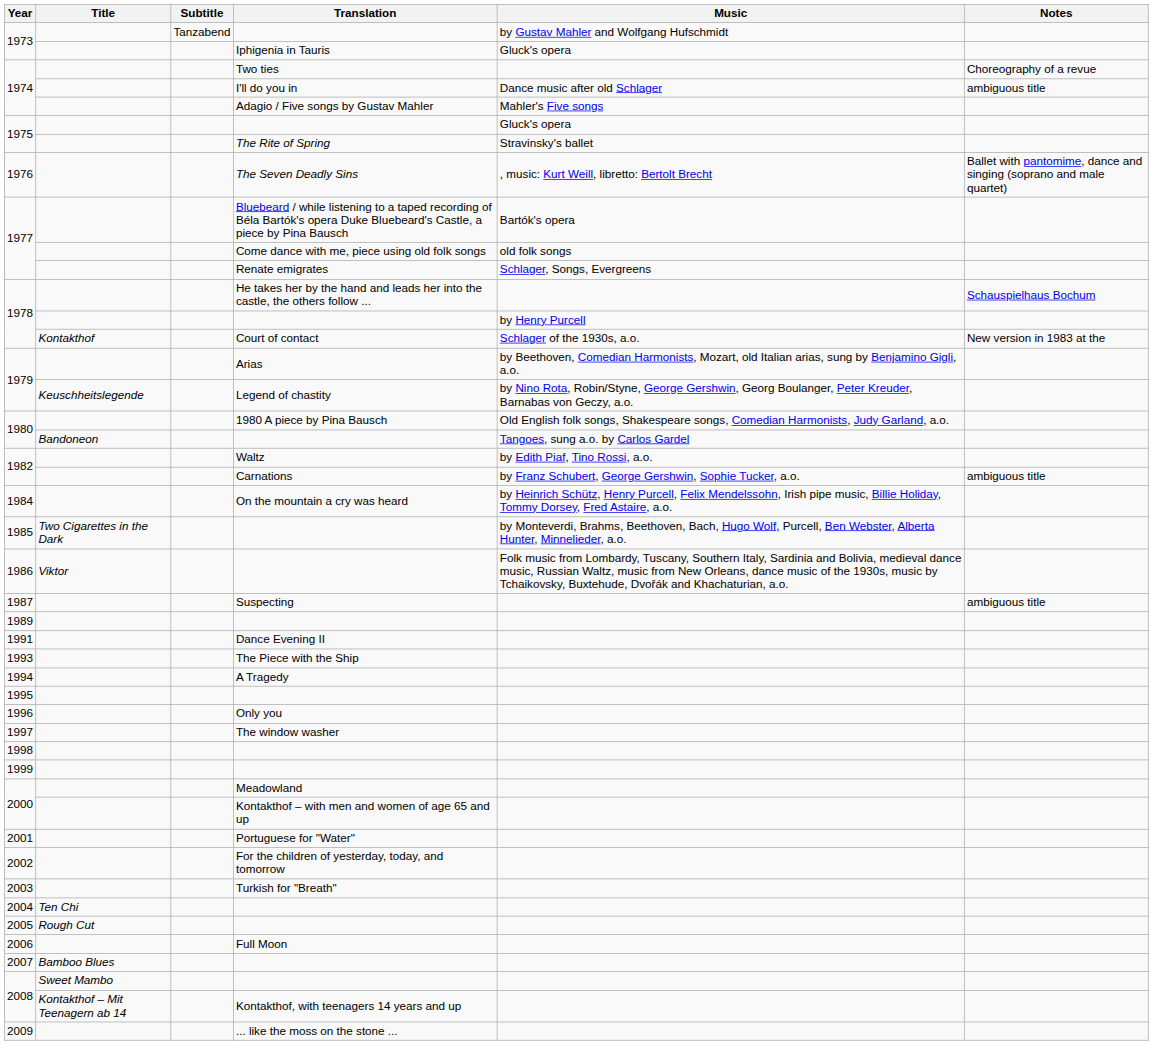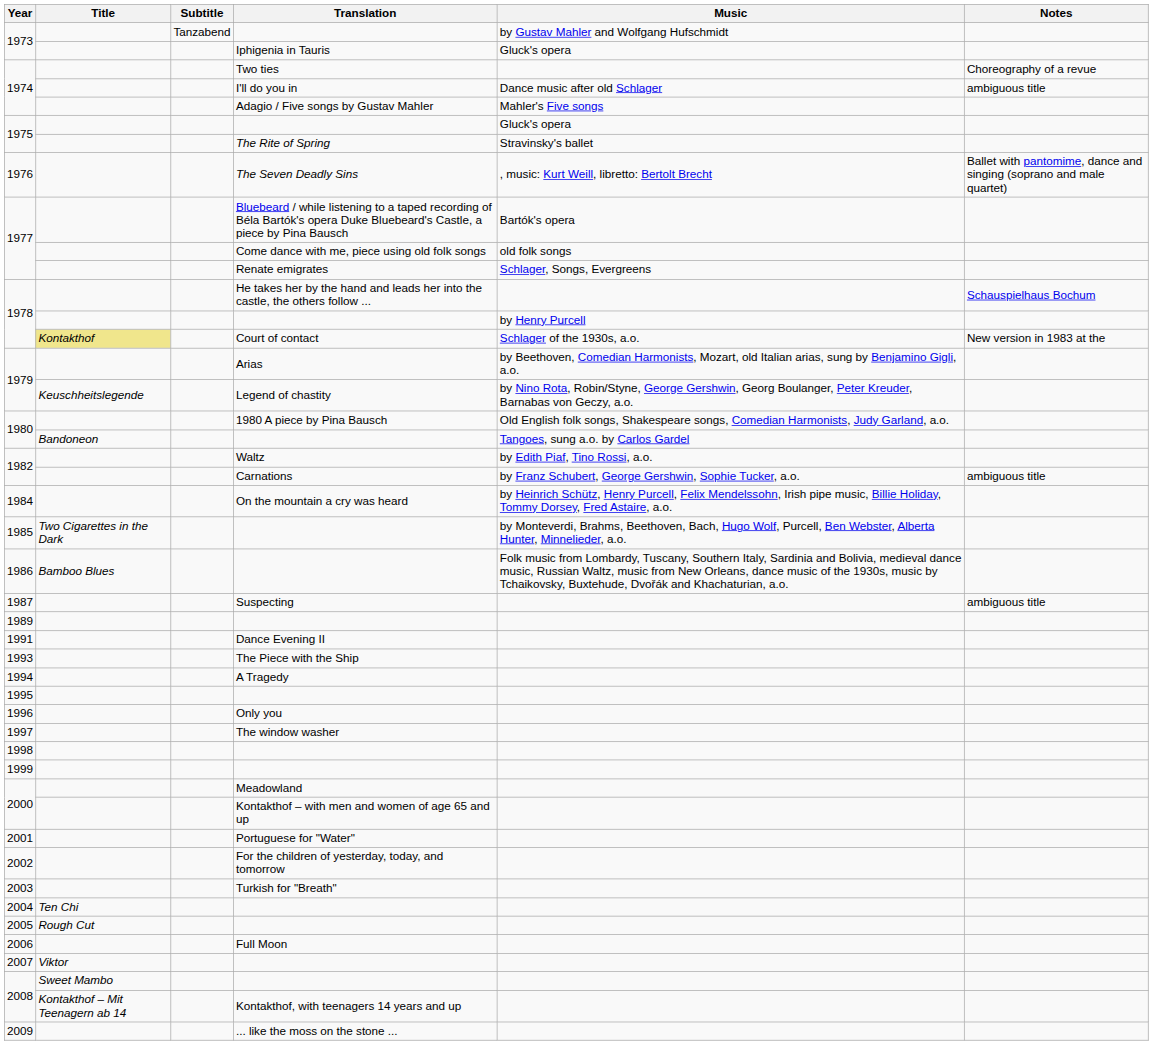(66, 338) no background -> (66, 338) khaki background
(53, 571) Viktor -> (76, 571) Bamboo Blues
(76, 962) Bamboo Blues -> (53, 962) Viktor
